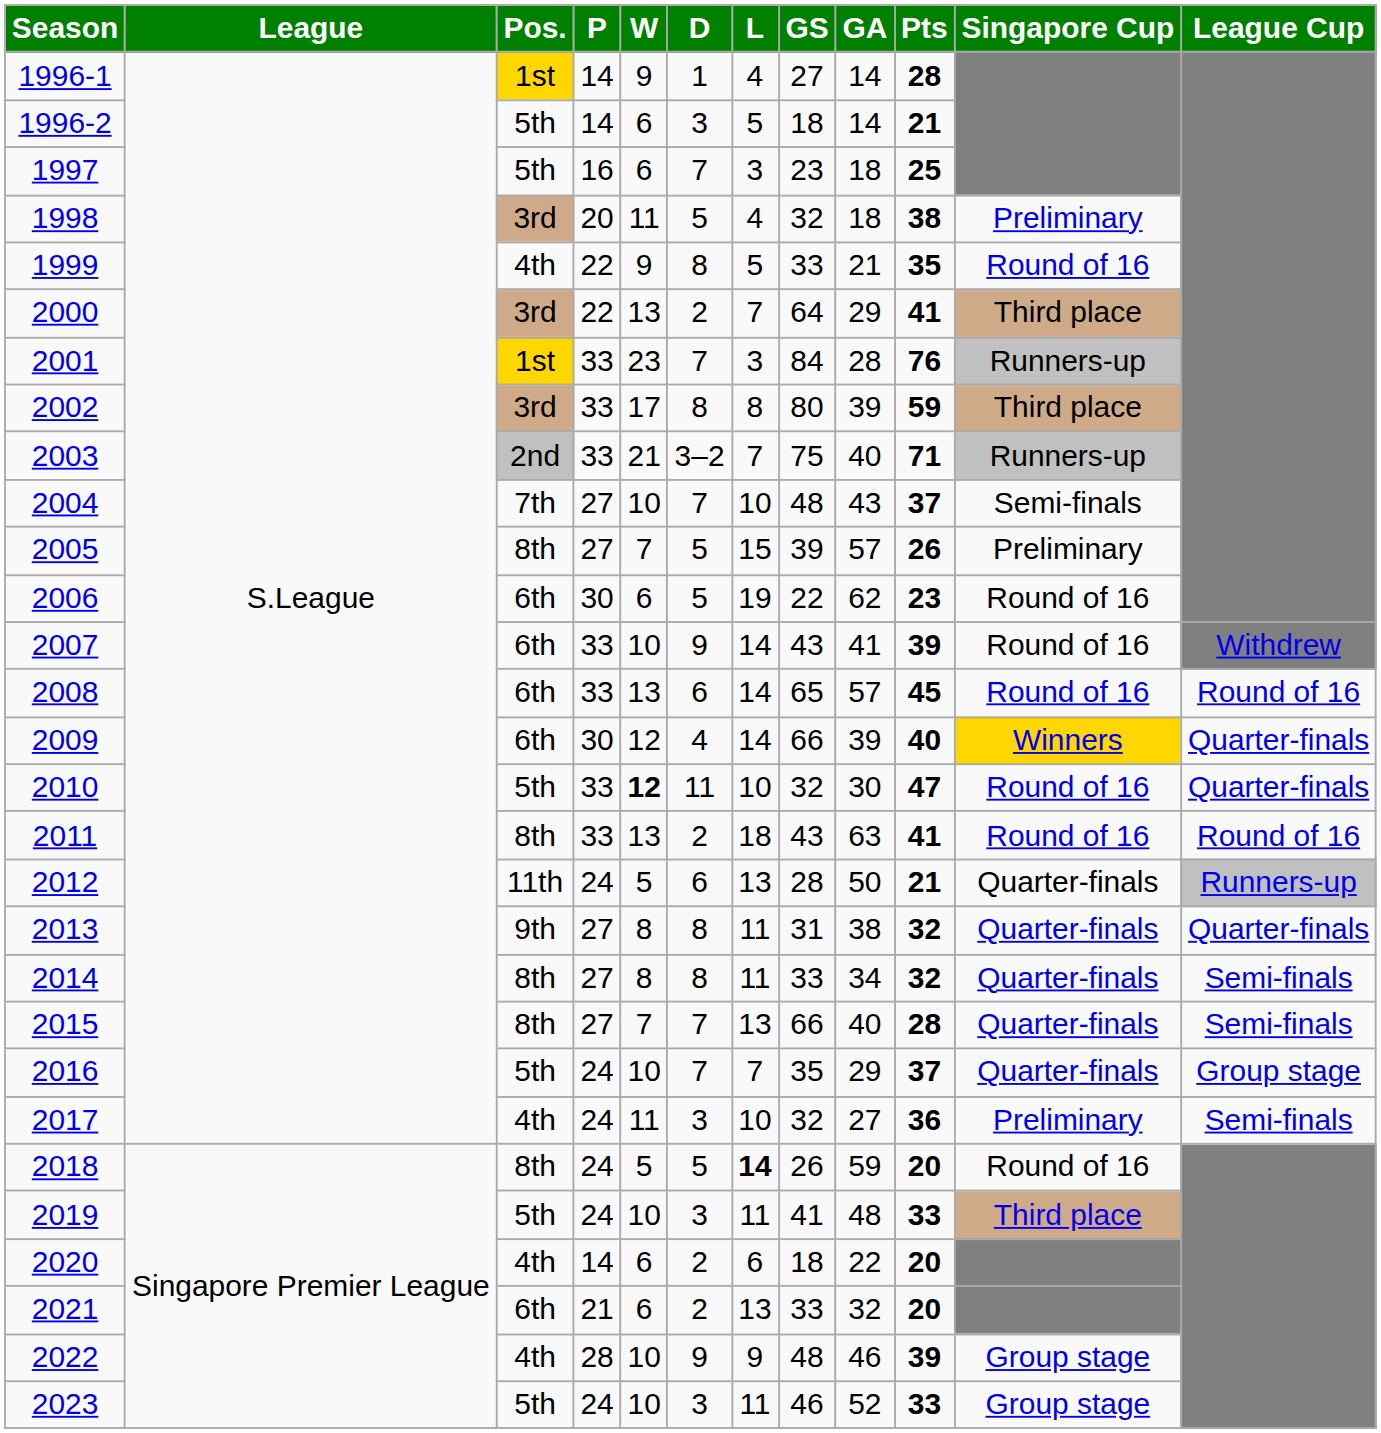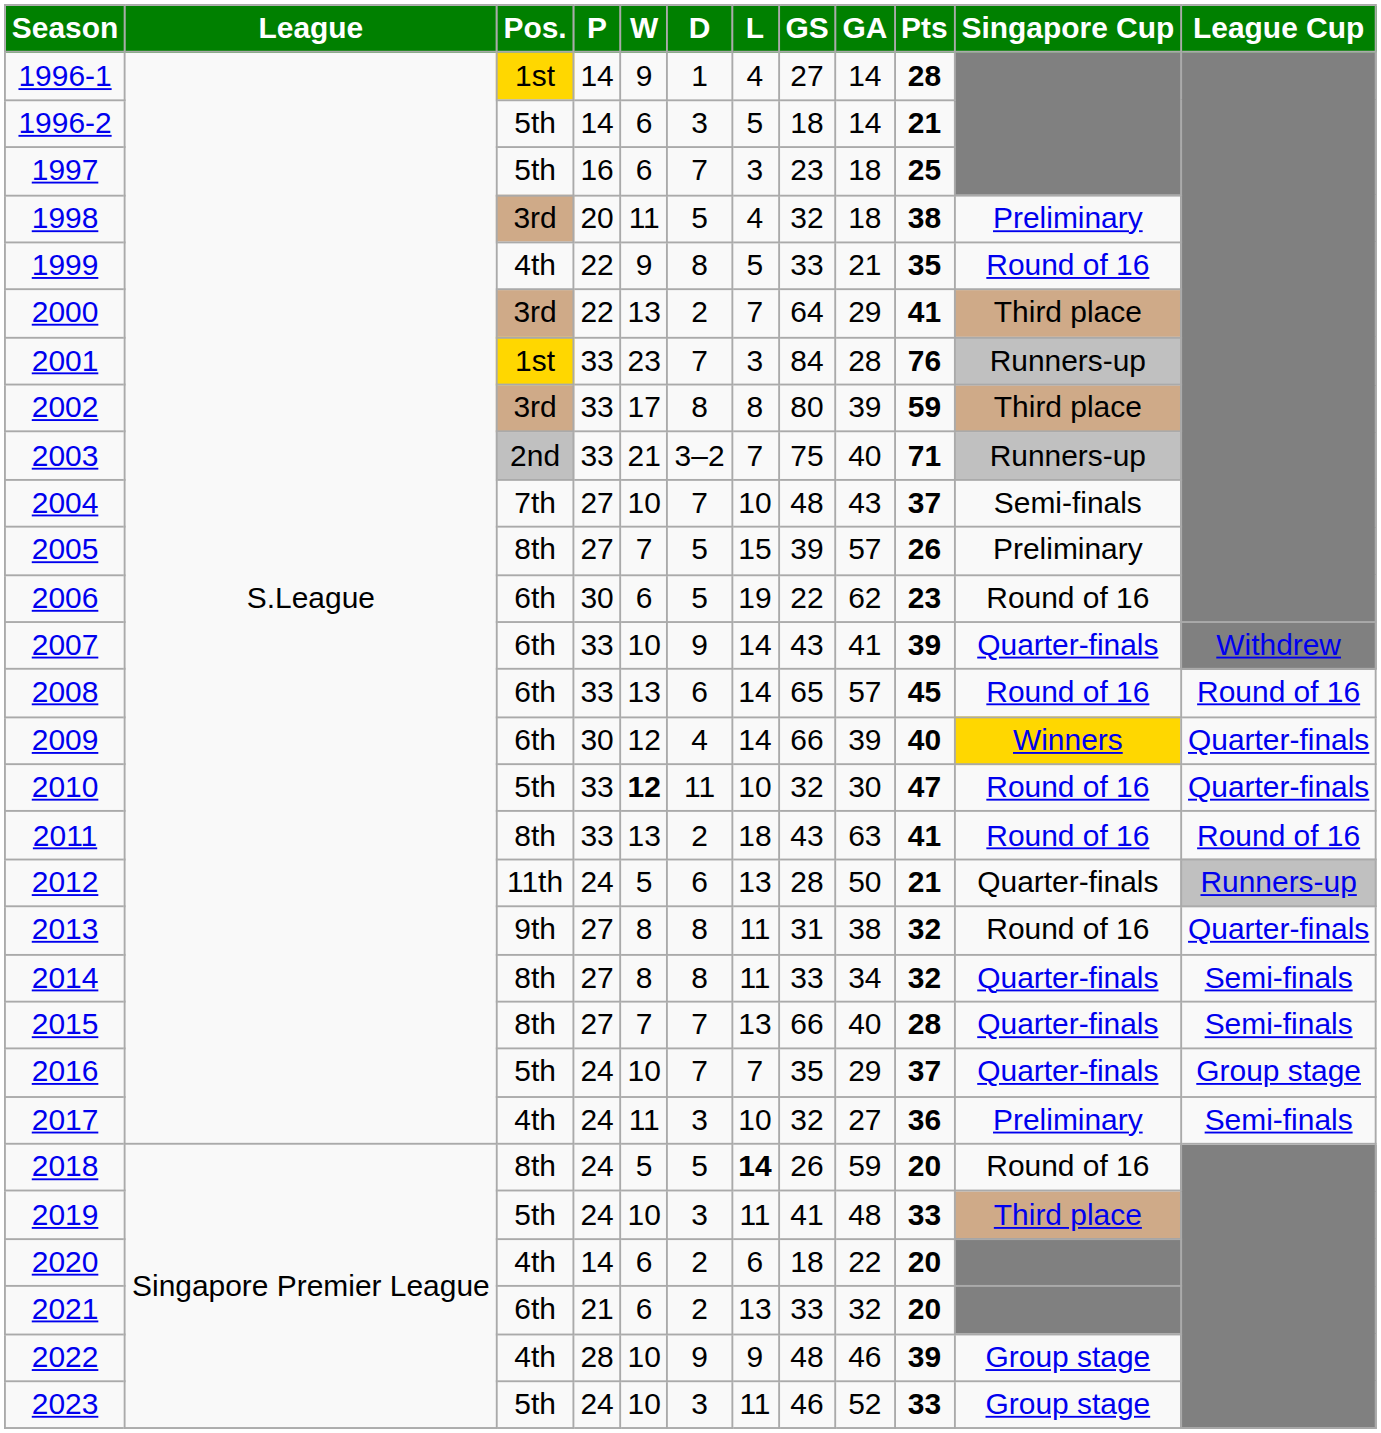(1068, 645) Round of 16 -> (1068, 645) Quarter-finals
(1068, 929) Quarter-finals -> (1068, 929) Round of 16
